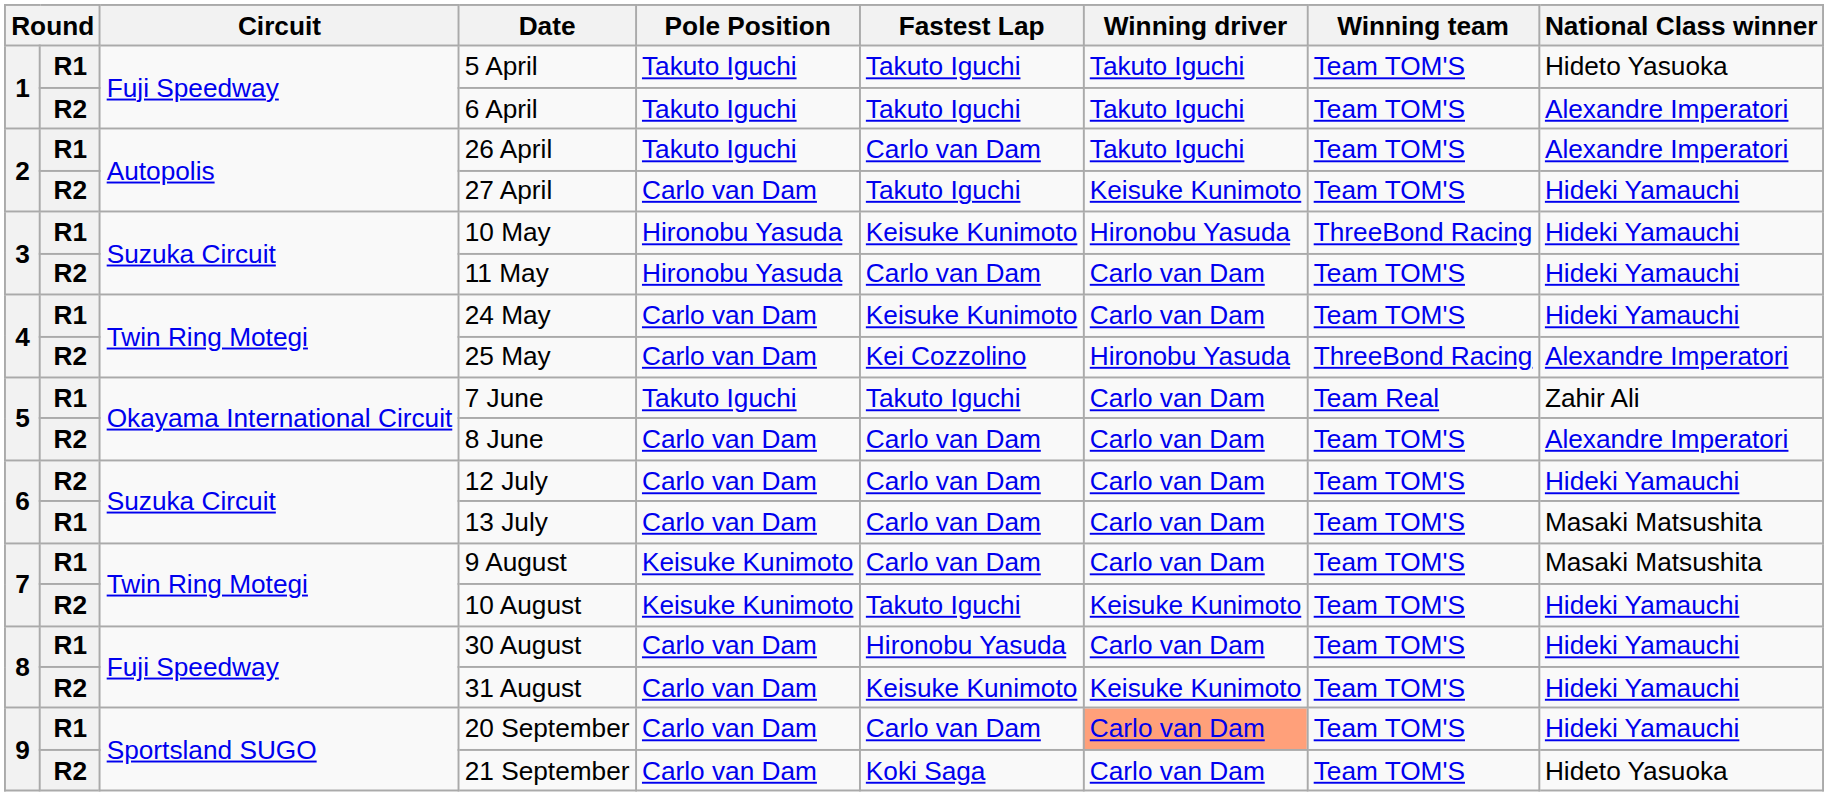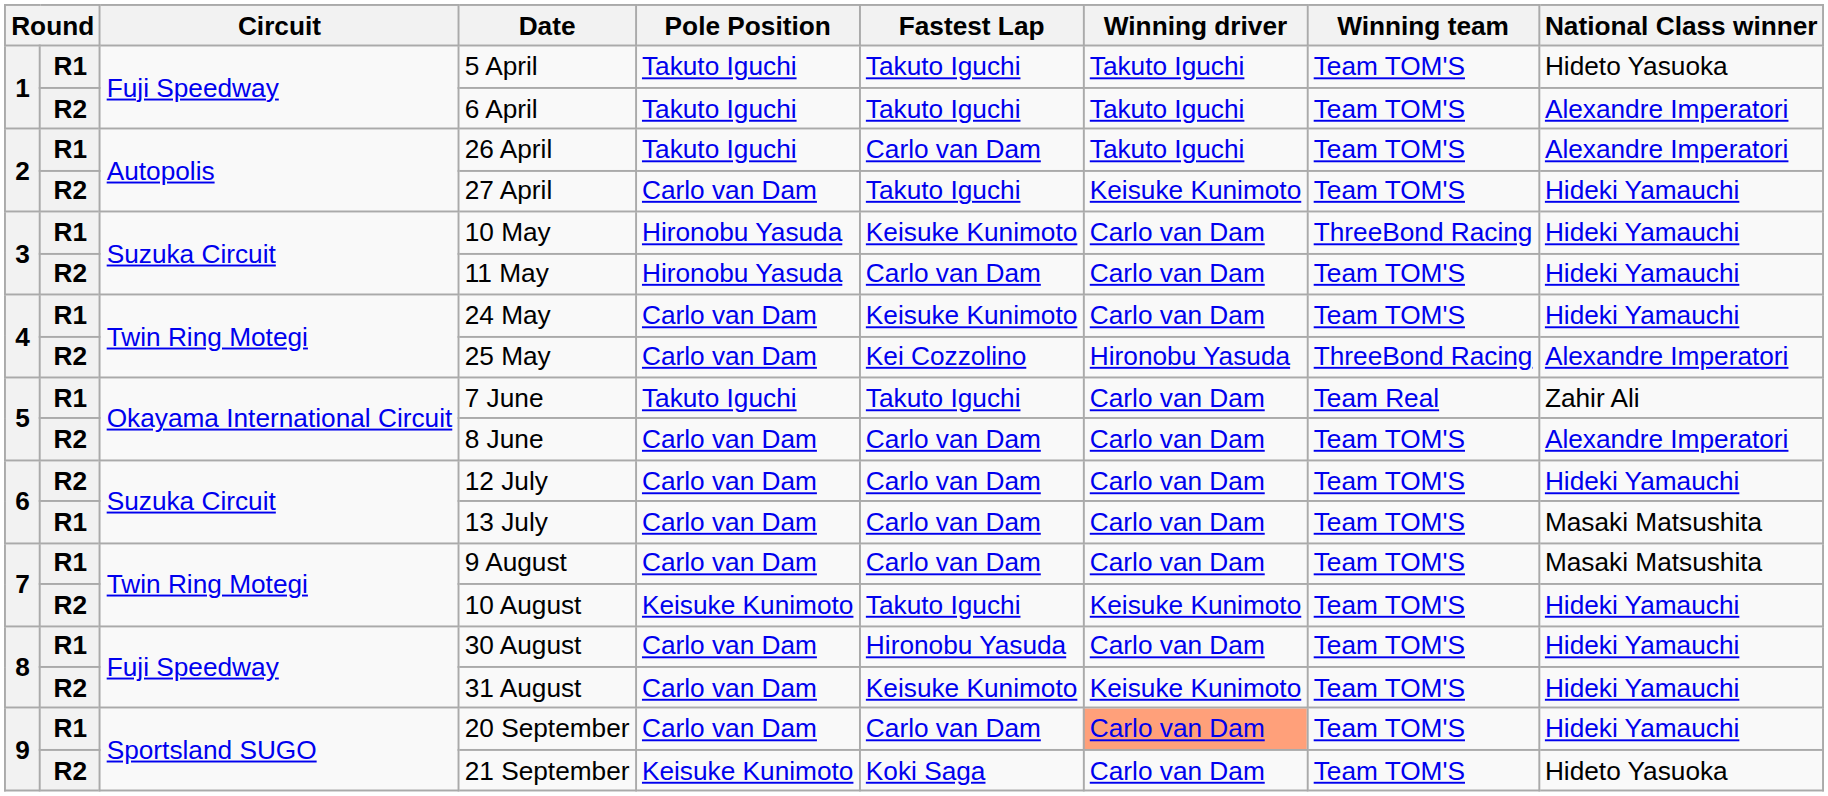(1190, 232) Hironobu Yasuda -> (1177, 232) Carlo van Dam
(748, 563) Keisuke Kunimoto -> (729, 563) Carlo van Dam
(729, 770) Carlo van Dam -> (748, 770) Keisuke Kunimoto
